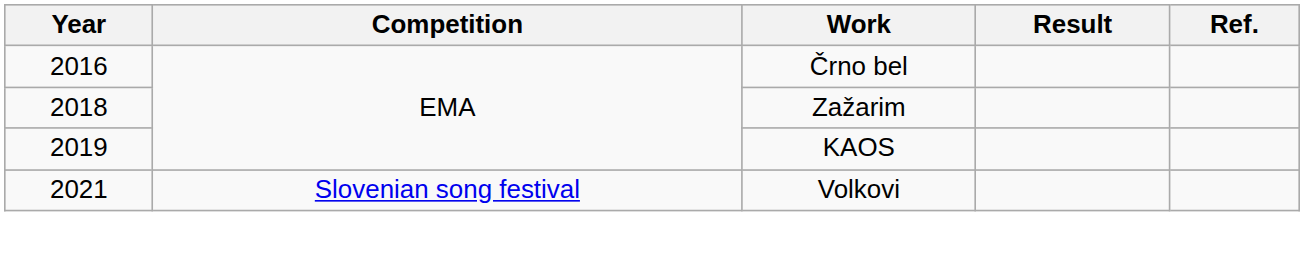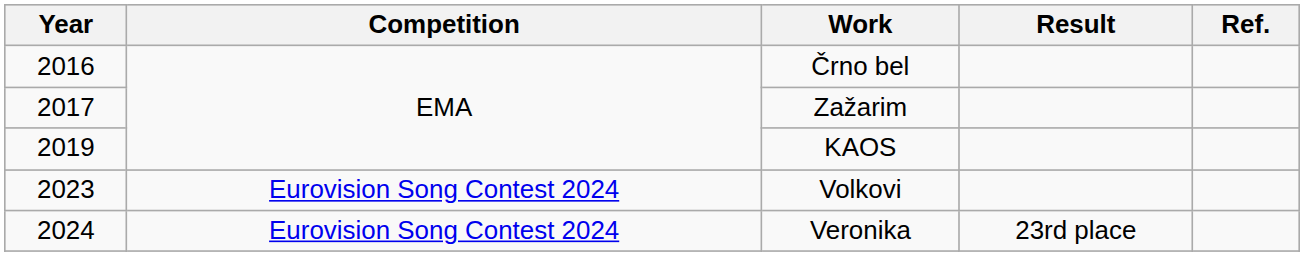(79, 107) 2018 -> (66, 107) 2017
(79, 189) 2021 -> (66, 189) 2023
(447, 189) Slovenian song festival -> (444, 189) Eurovision Song Contest 2024
+ row: (860, 230)
